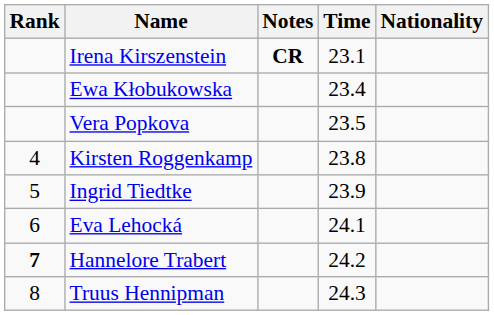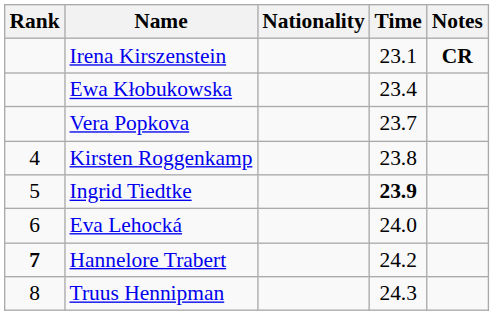columns swapped: (432, 21) <-> (288, 21)
(347, 123) 23.5 -> (398, 123) 23.7
(347, 191) normal -> (398, 191) bold
(347, 225) 24.1 -> (398, 225) 24.0
